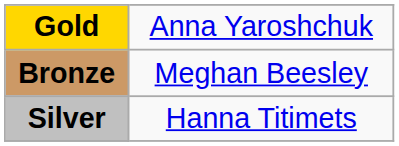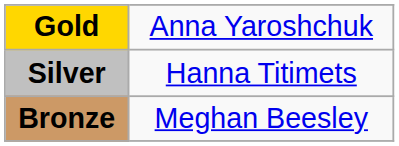rows swapped: (67, 118) <-> (67, 72)
